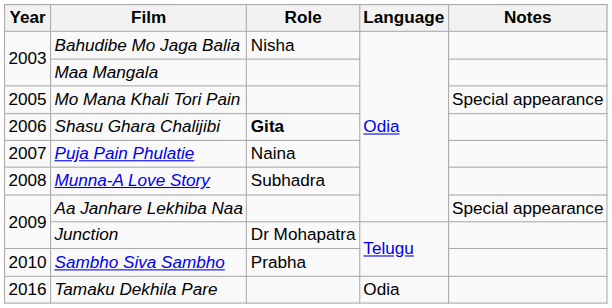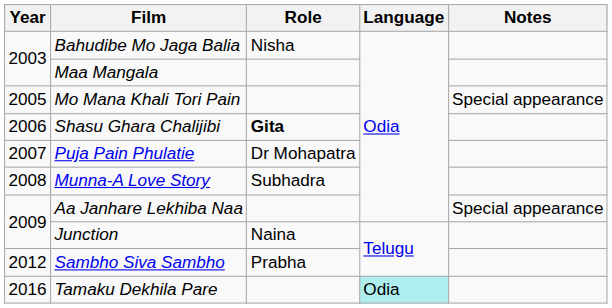(273, 153) Naina -> (303, 153) Dr Mohapatra
(303, 235) Dr Mohapatra -> (273, 235) Naina
(28, 262) 2010 -> (28, 262) 2012
(381, 289) no background -> (381, 289) paleturquoise background
